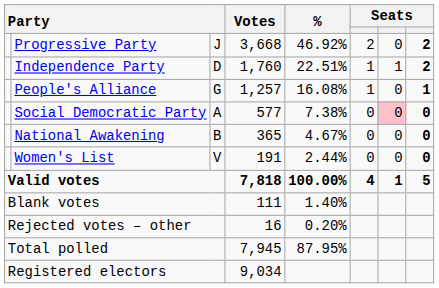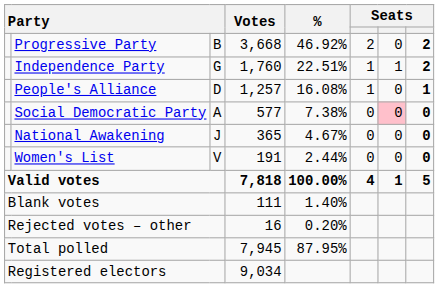(217, 45) J -> (217, 45) B
(217, 68) D -> (217, 68) G
(217, 91) G -> (217, 91) D
(217, 136) B -> (217, 136) J
